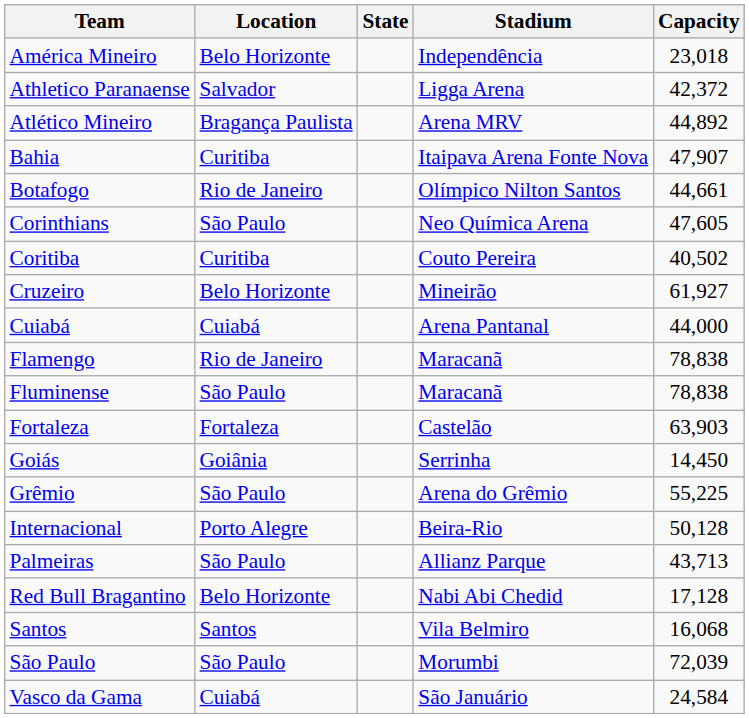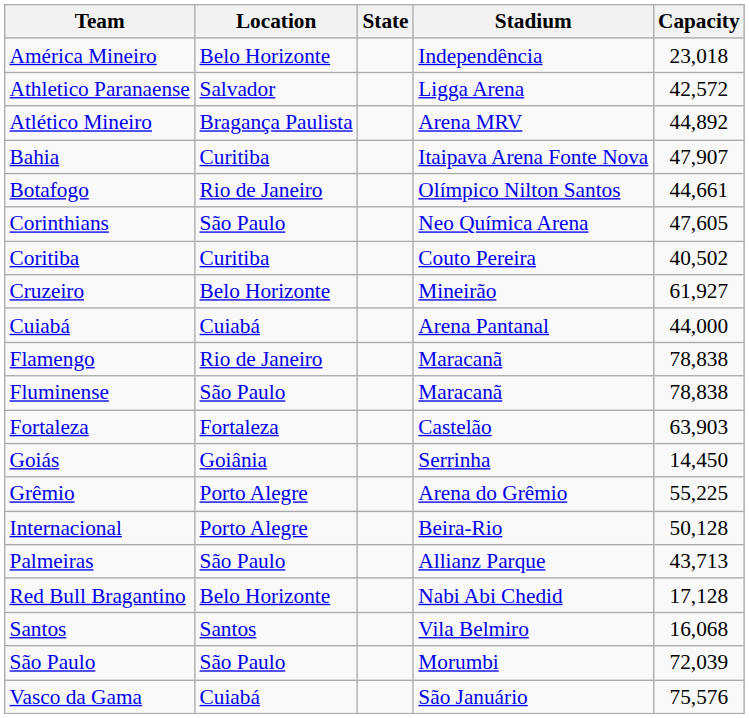(699, 88) 42,372 -> (699, 88) 42,572
(242, 493) São Paulo -> (254, 493) Porto Alegre
(699, 696) 24,584 -> (699, 696) 75,576
